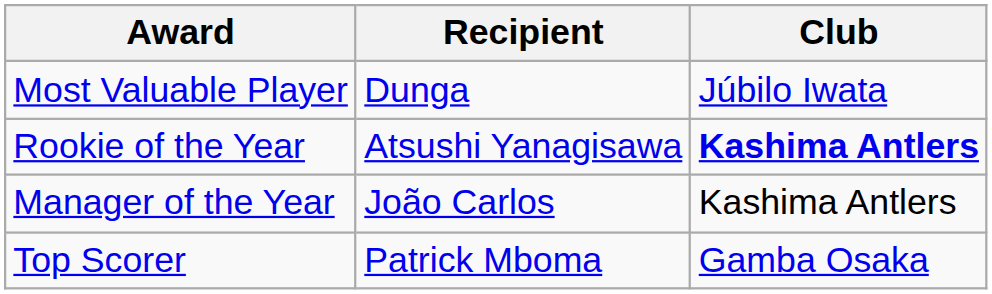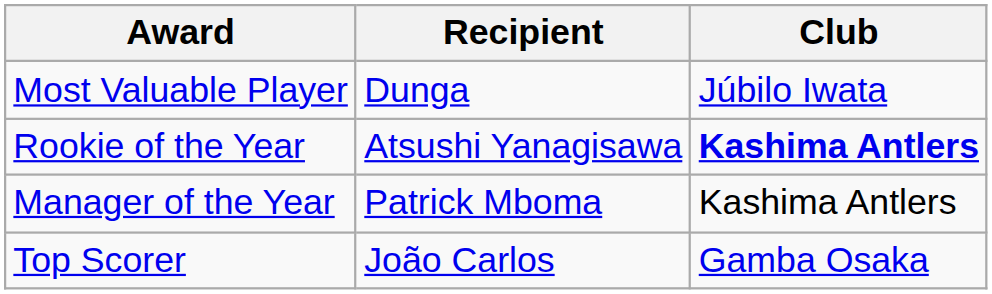(459, 202) João Carlos -> (483, 202) Patrick Mboma
(483, 259) Patrick Mboma -> (459, 259) João Carlos
